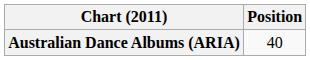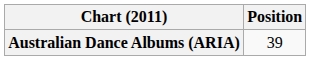(275, 42) 40 -> (275, 42) 39
